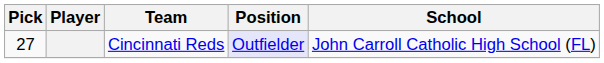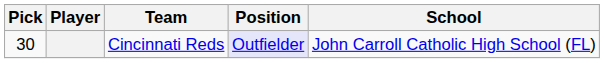(25, 44) 27 -> (25, 44) 30
